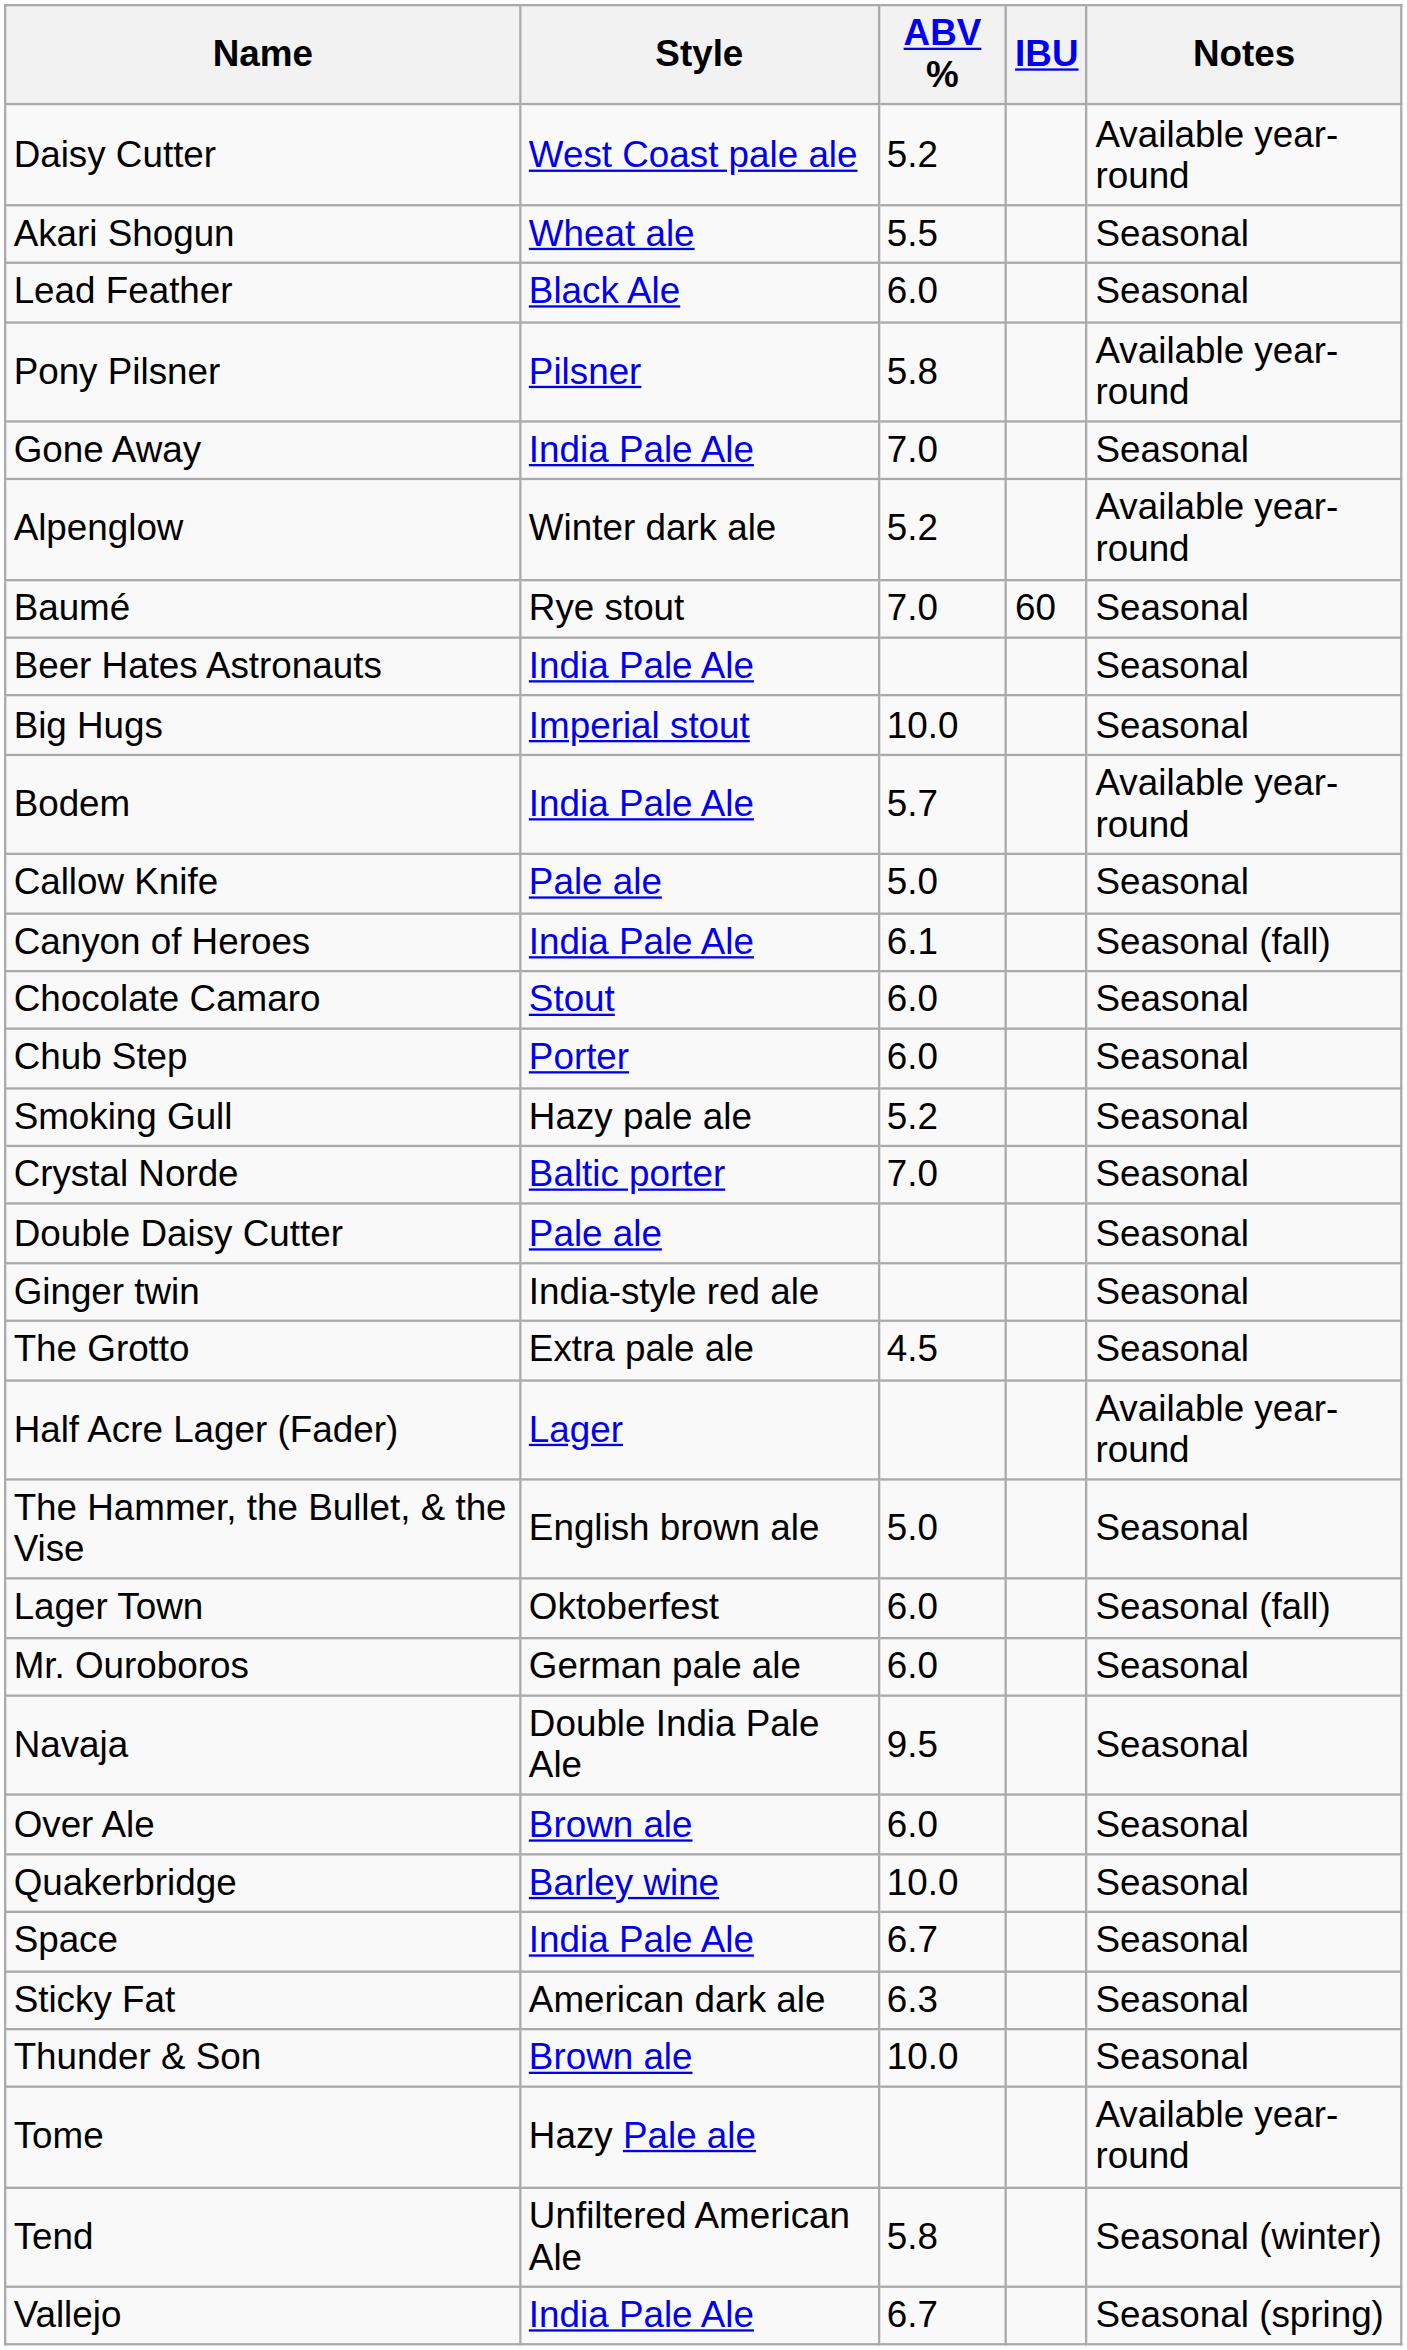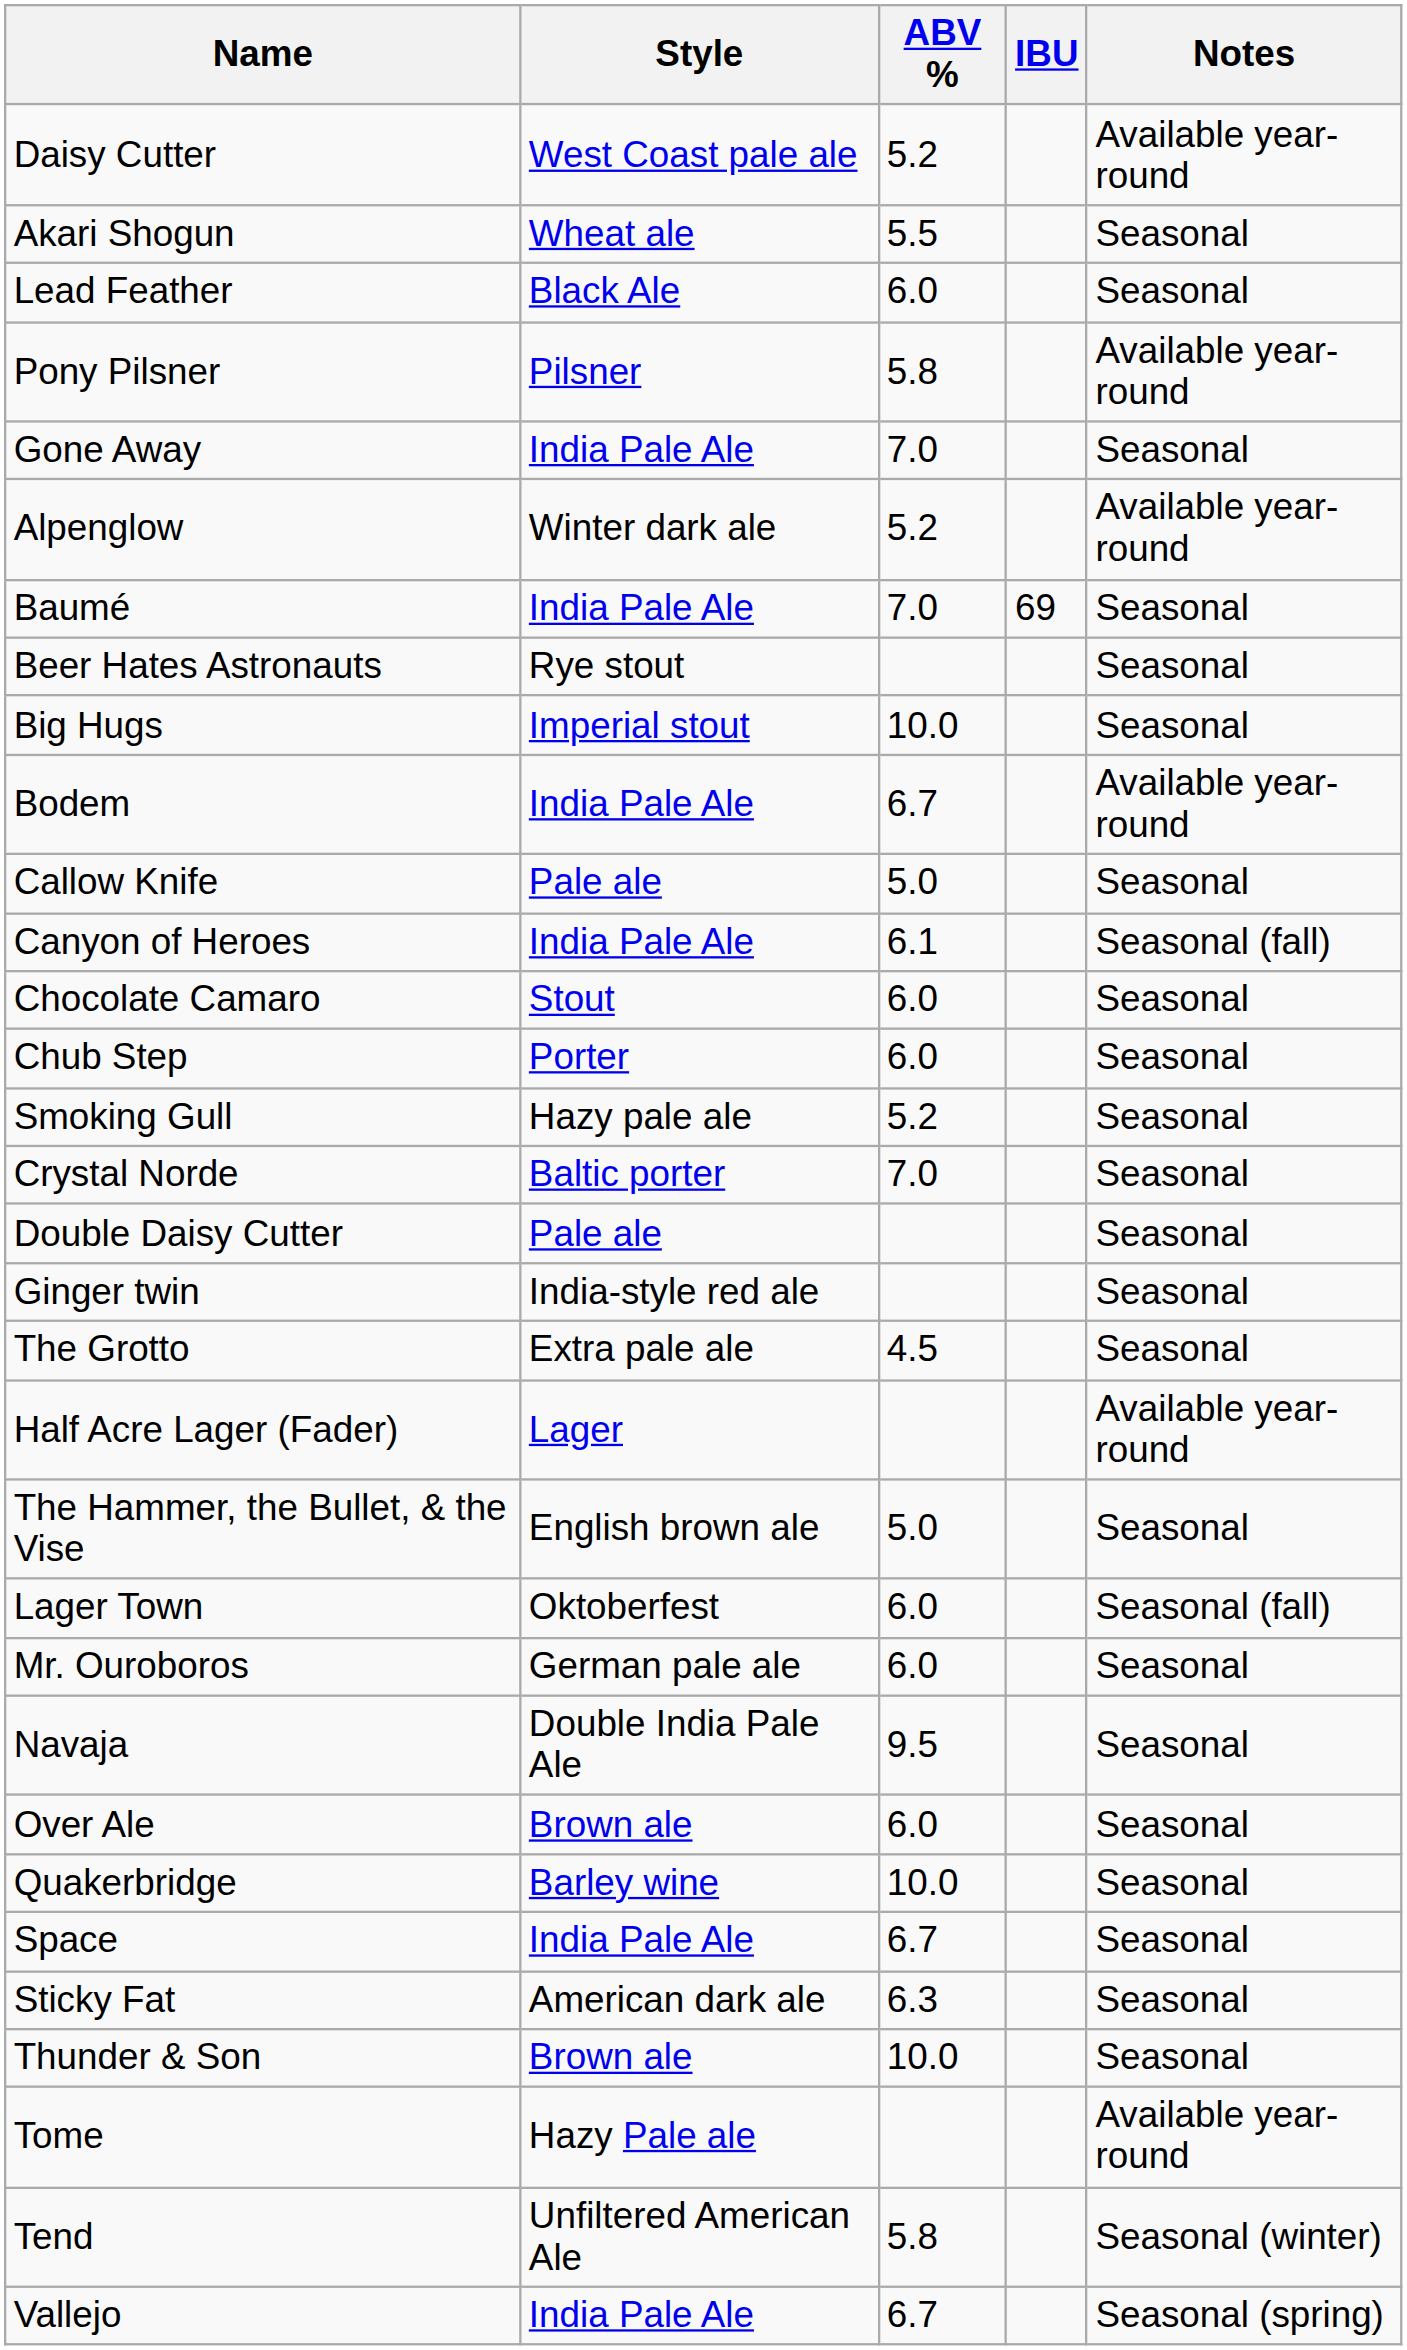(607, 607) Rye stout -> (641, 607) India Pale Ale
(1036, 607) 60 -> (1036, 607) 69
(641, 666) India Pale Ale -> (607, 666) Rye stout
(912, 803) 5.7 -> (912, 803) 6.7
